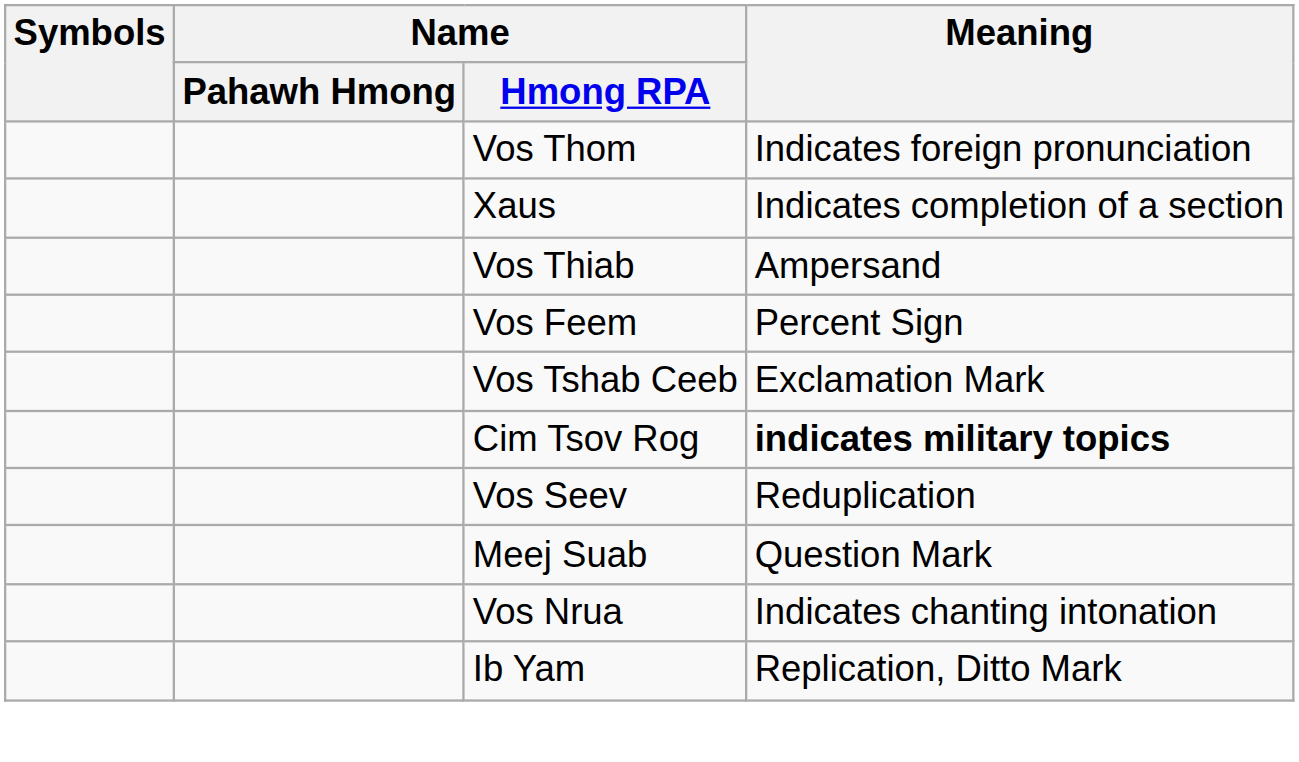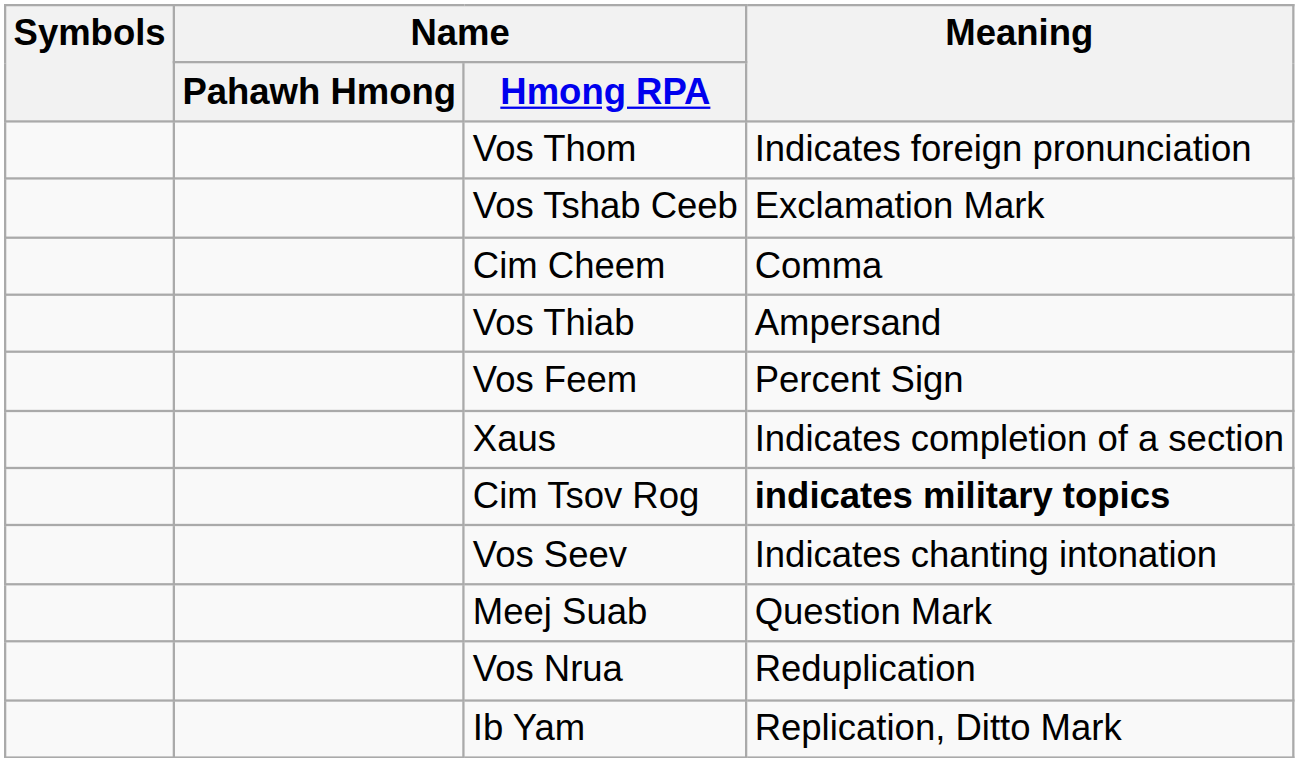rows swapped: (605, 380) <-> (514, 206)
+ row: (569, 264)
(865, 496) Reduplication -> (986, 554) Indicates chanting intonation
(986, 611) Indicates chanting intonation -> (865, 669) Reduplication
